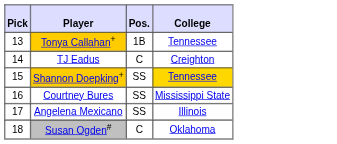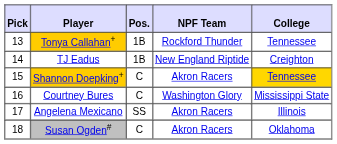+ column: (202, 24)
(139, 59) C -> (139, 59) 1B
(139, 77) SS -> (139, 77) C
(139, 95) SS -> (139, 95) C
